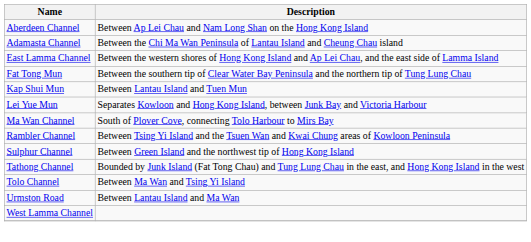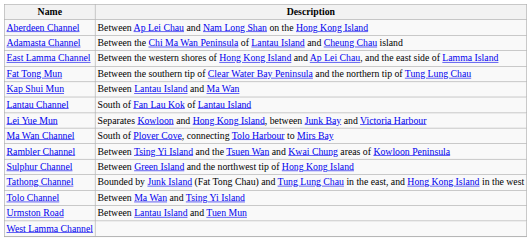(172, 89) Between Lantau Island and Tuen Mun -> (168, 89) Between Lantau Island and Ma Wan
+ row: (38, 105)
(168, 197) Between Lantau Island and Ma Wan -> (172, 213) Between Lantau Island and Tuen Mun
